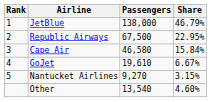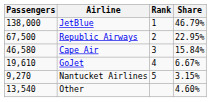columns swapped: (16, 11) <-> (147, 11)
